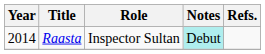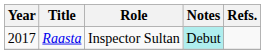(22, 37) 2014 -> (22, 37) 2017
